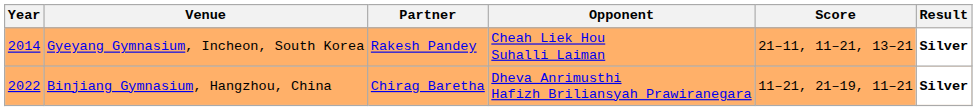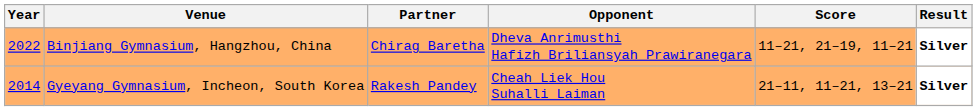rows swapped: (206, 47) <-> (189, 86)
